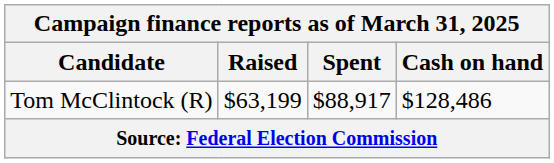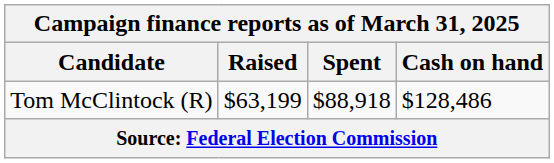(352, 99) $88,917 -> (352, 99) $88,918
